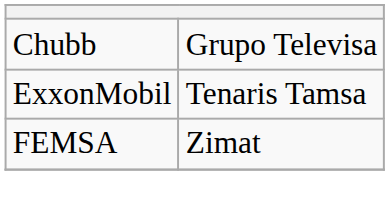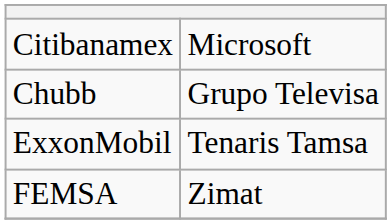+ row: (93, 43)
